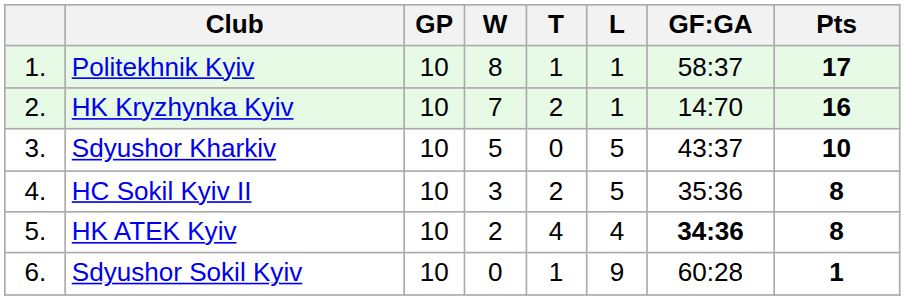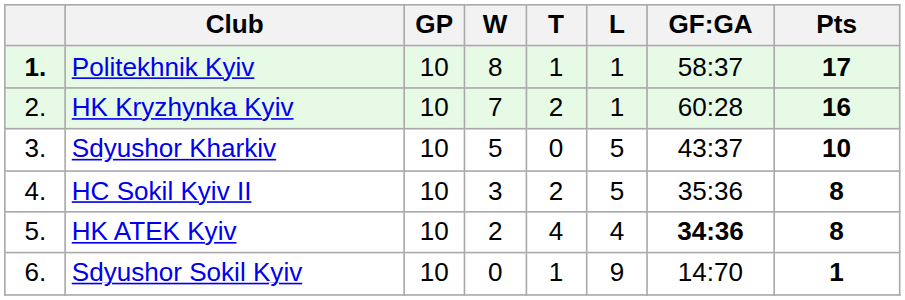(35, 66) normal -> (35, 66) bold
(710, 107) 14:70 -> (710, 107) 60:28
(710, 273) 60:28 -> (710, 273) 14:70
